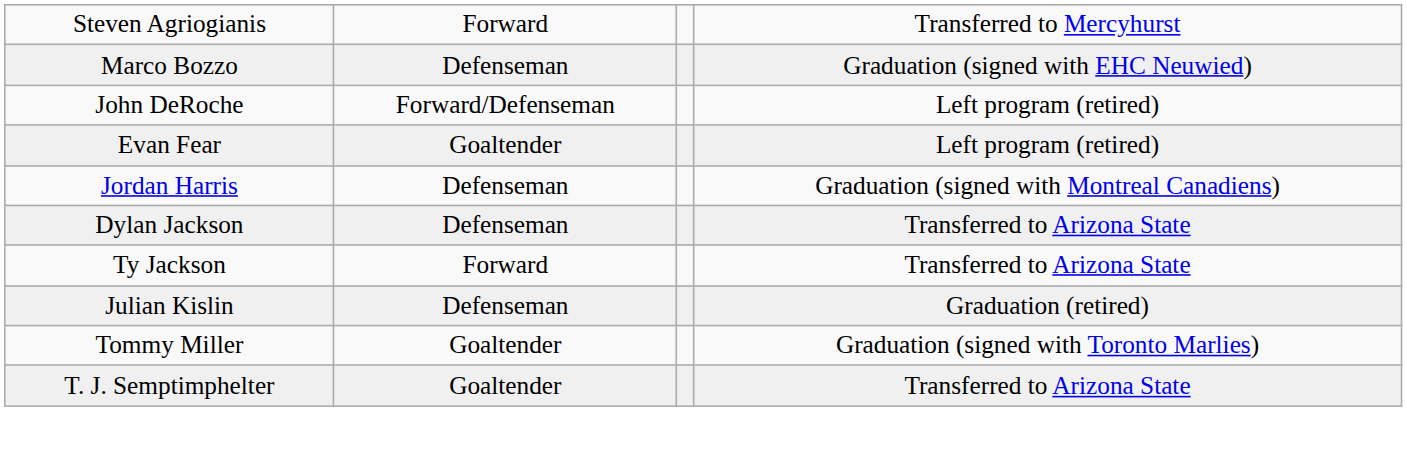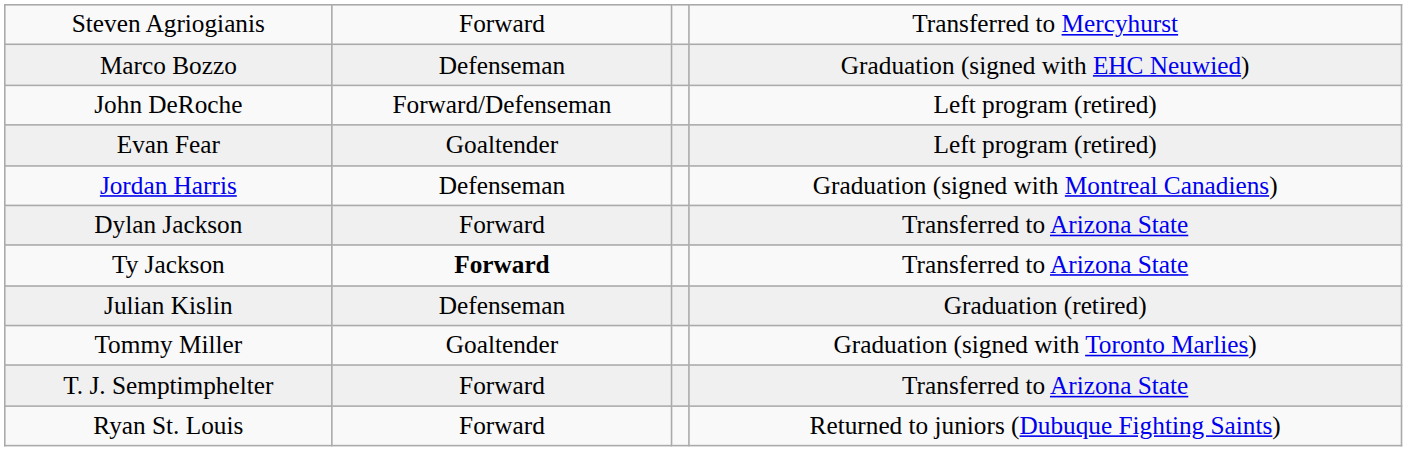(505, 225) Defenseman -> (502, 225) Forward
(505, 265) normal -> (502, 265) bold
(505, 385) Goaltender -> (502, 385) Forward
+ row: (168, 425)
